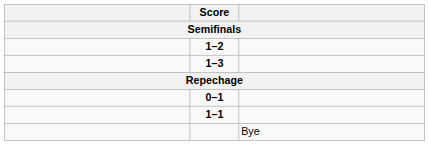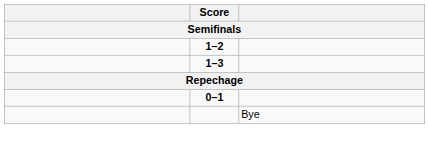- row: (214, 115)
